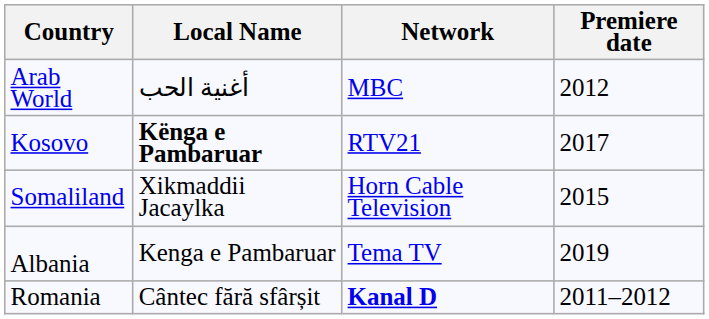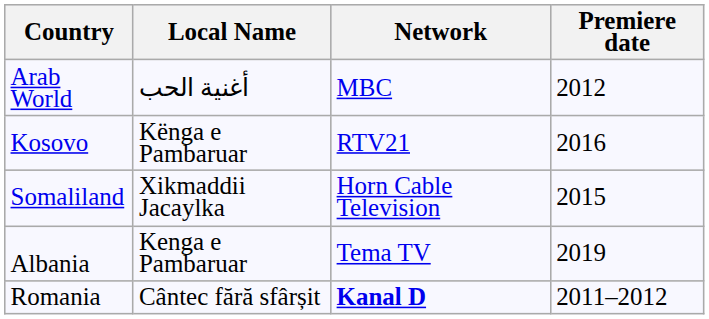(200, 142) bold -> (193, 142) normal
(584, 142) 2017 -> (581, 142) 2016
